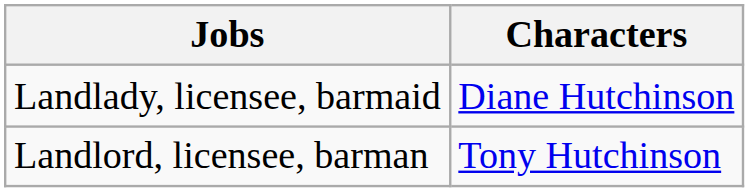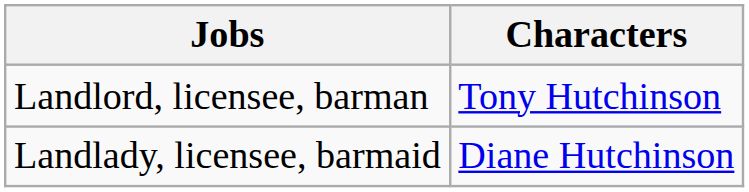rows swapped: (221, 155) <-> (227, 95)
